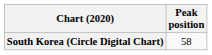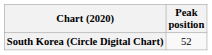(186, 41) 58 -> (186, 41) 52
